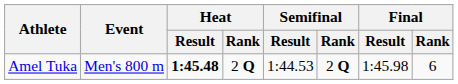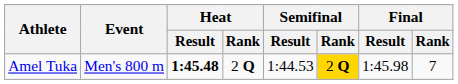(338, 67) no background -> (338, 67) gold background
(433, 67) 6 -> (433, 67) 7
